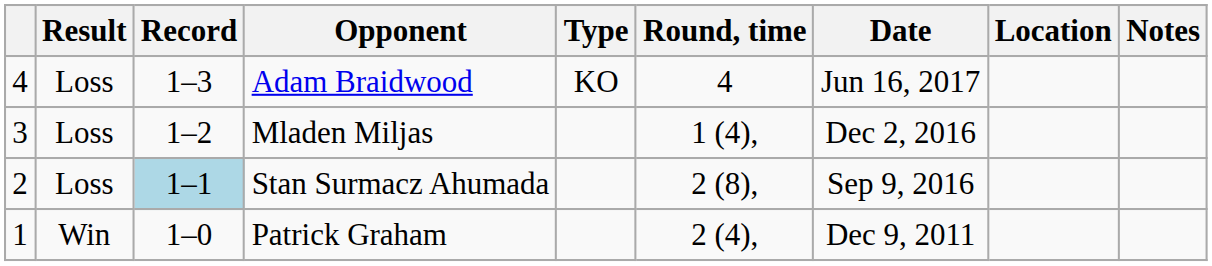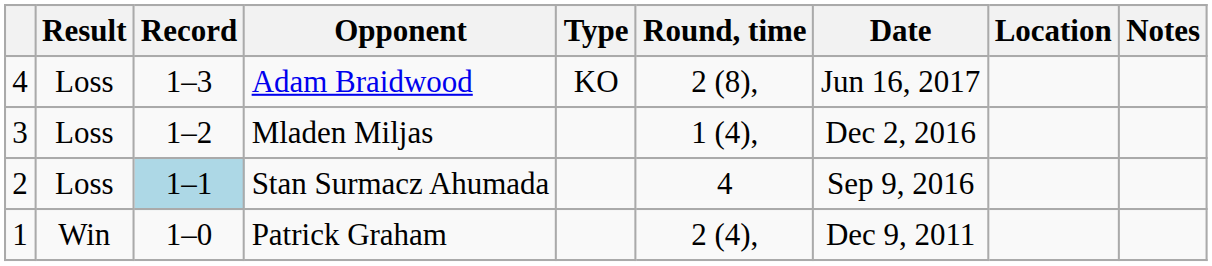(725, 81) 4 -> (725, 81) 2 (8),
(725, 183) 2 (8), -> (725, 183) 4
